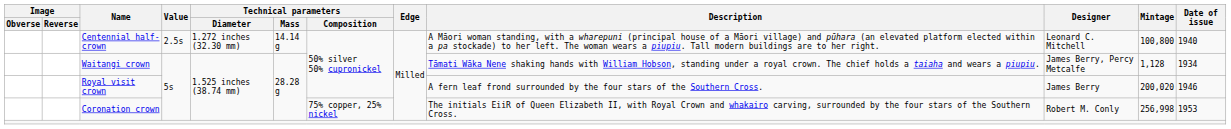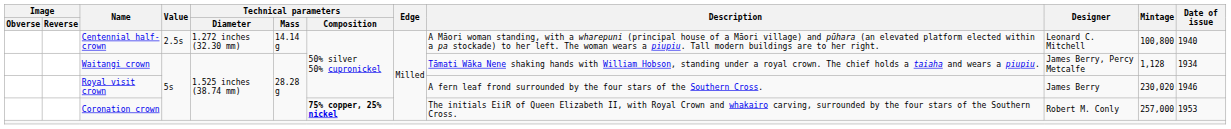(1157, 87) 200,020 -> (1157, 87) 230,020
(345, 109) normal -> (345, 109) bold
(1157, 109) 256,998 -> (1157, 109) 257,000
